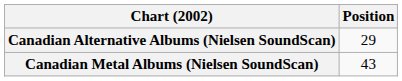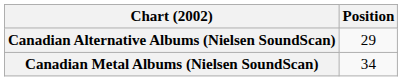(368, 64) 43 -> (368, 64) 34
